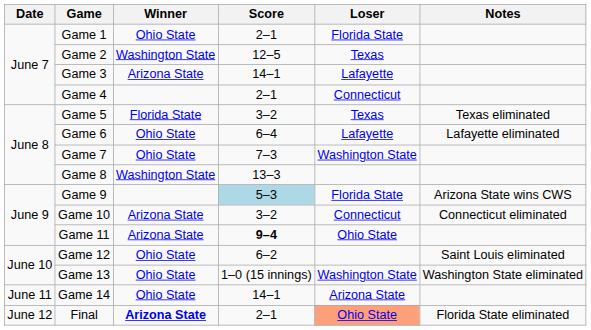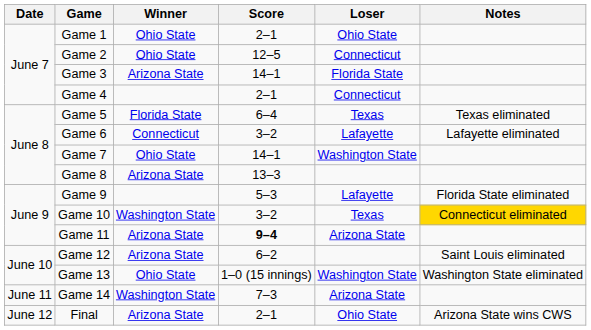(367, 34) Florida State -> (367, 34) Ohio State
(166, 54) Washington State -> (166, 54) Ohio State
(367, 54) Texas -> (367, 54) Connecticut
(367, 74) Lafayette -> (367, 74) Florida State
(266, 114) 3–2 -> (266, 114) 6–4
(166, 134) Ohio State -> (166, 134) Connecticut
(266, 134) 6–4 -> (266, 134) 3–2
(266, 154) 7–3 -> (266, 154) 14–1
(166, 174) Washington State -> (166, 174) Arizona State
(266, 194) lightblue background -> (266, 194) no background
(367, 194) Florida State -> (367, 194) Lafayette
(503, 194) Arizona State wins CWS -> (503, 194) Florida State eliminated
(166, 214) Arizona State -> (166, 214) Washington State
(367, 214) Connecticut -> (367, 214) Texas
(503, 214) no background -> (503, 214) gold background
(367, 235) Ohio State -> (367, 235) Arizona State
(166, 255) Ohio State -> (166, 255) Arizona State
(166, 295) Ohio State -> (166, 295) Washington State
(266, 295) 14–1 -> (266, 295) 7–3
(166, 315) bold -> (166, 315) normal
(367, 315) lightsalmon background -> (367, 315) no background
(503, 315) Florida State eliminated -> (503, 315) Arizona State wins CWS
